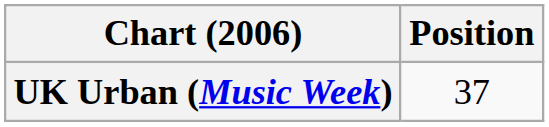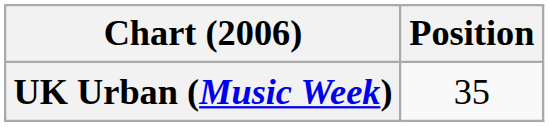(472, 90) 37 -> (472, 90) 35
